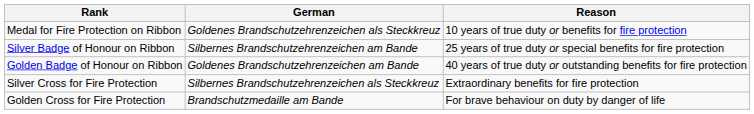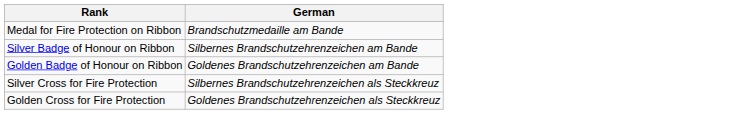- column: (596, 13)
(314, 30) Goldenes Brandschutzehrenzeichen als Steckkreuz -> (265, 30) Brandschutzmedaille am Bande
(265, 100) Brandschutzmedaille am Bande -> (314, 100) Goldenes Brandschutzehrenzeichen als Steckkreuz
